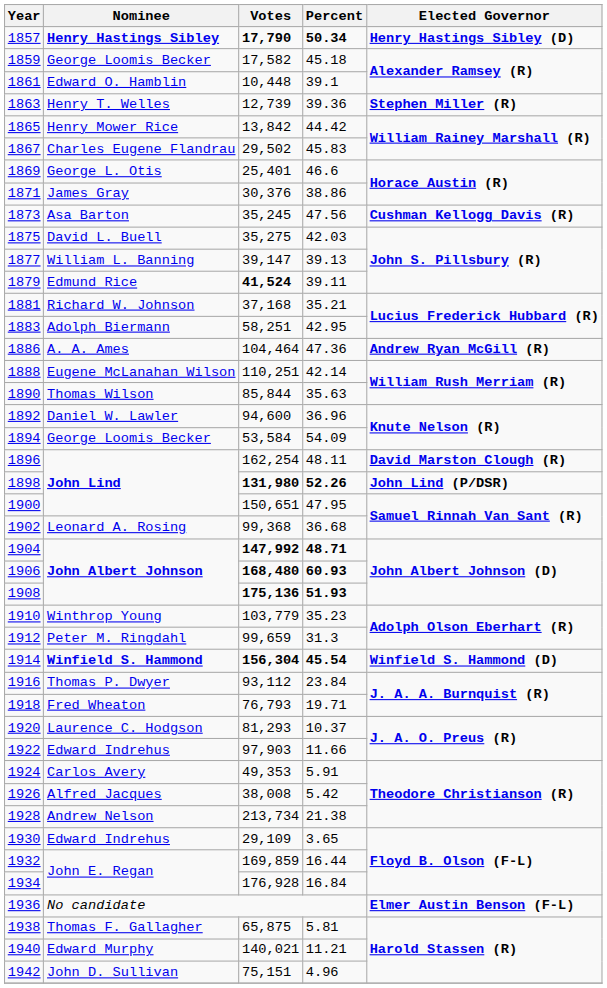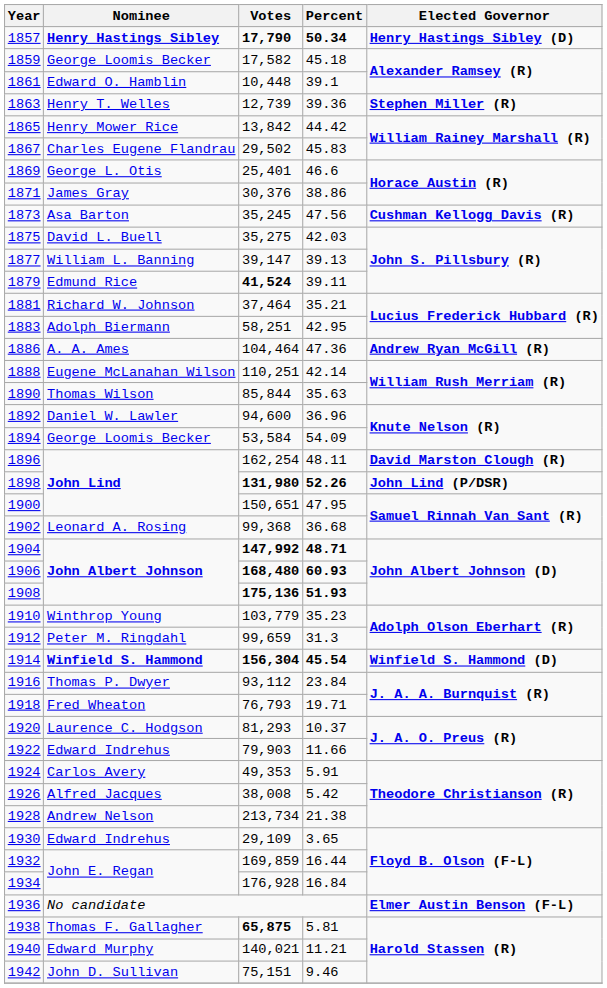(267, 305) 37,168 -> (267, 305) 37,464
(267, 750) 97,903 -> (267, 750) 79,903
(267, 928) normal -> (267, 928) bold
(322, 972) 4.96 -> (322, 972) 9.46
